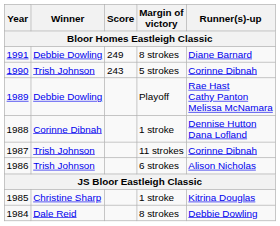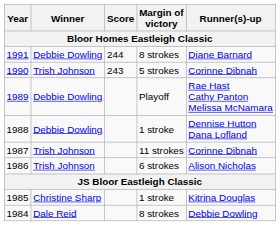(115, 55) 249 -> (115, 55) 244
(67, 129) Corinne Dibnah -> (68, 129) Debbie Dowling
